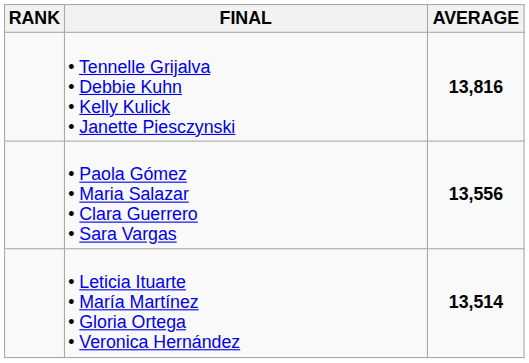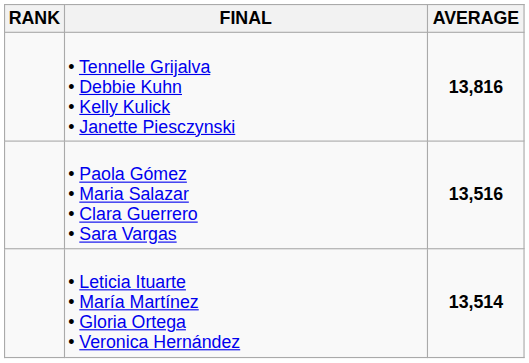(476, 194) 13,556 -> (476, 194) 13,516
